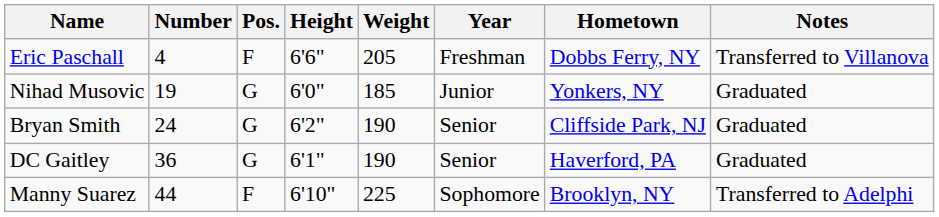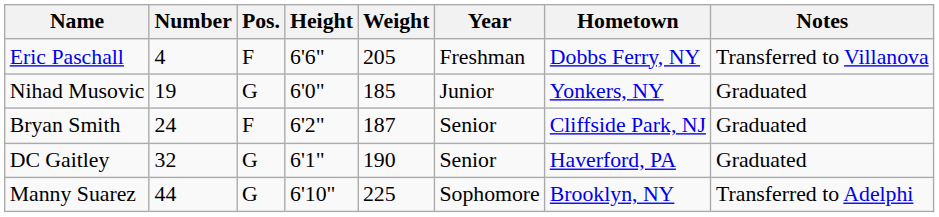(250, 125) G -> (248, 125) F
(379, 125) 190 -> (379, 125) 187
(165, 159) 36 -> (165, 159) 32
(248, 194) F -> (250, 194) G
